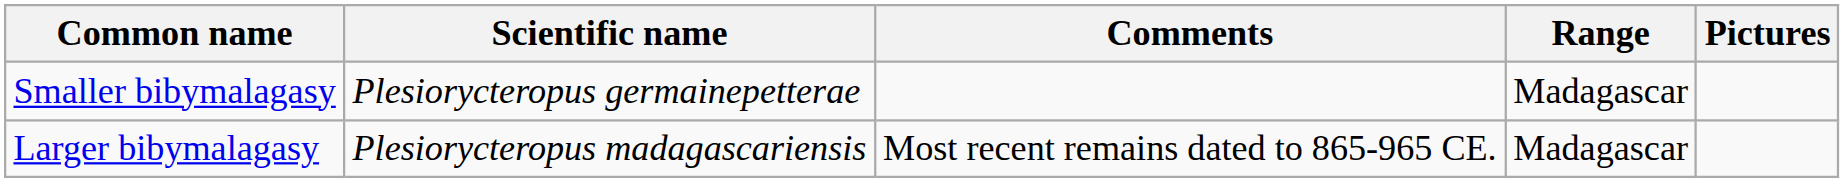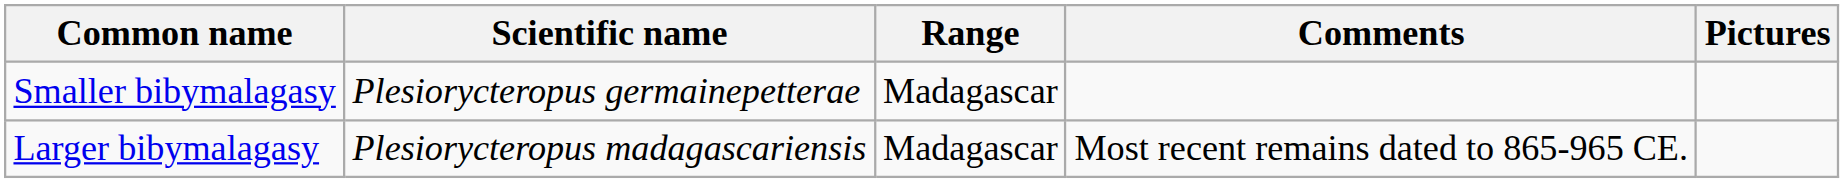columns swapped: (1601, 33) <-> (1190, 33)
